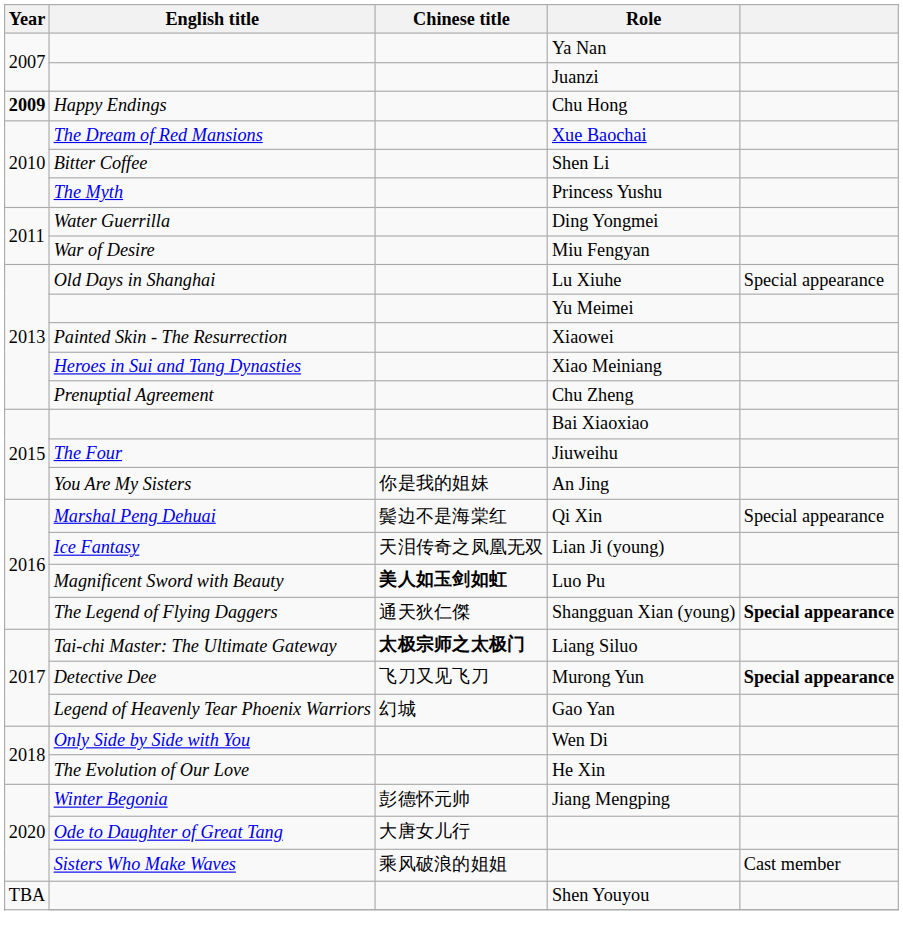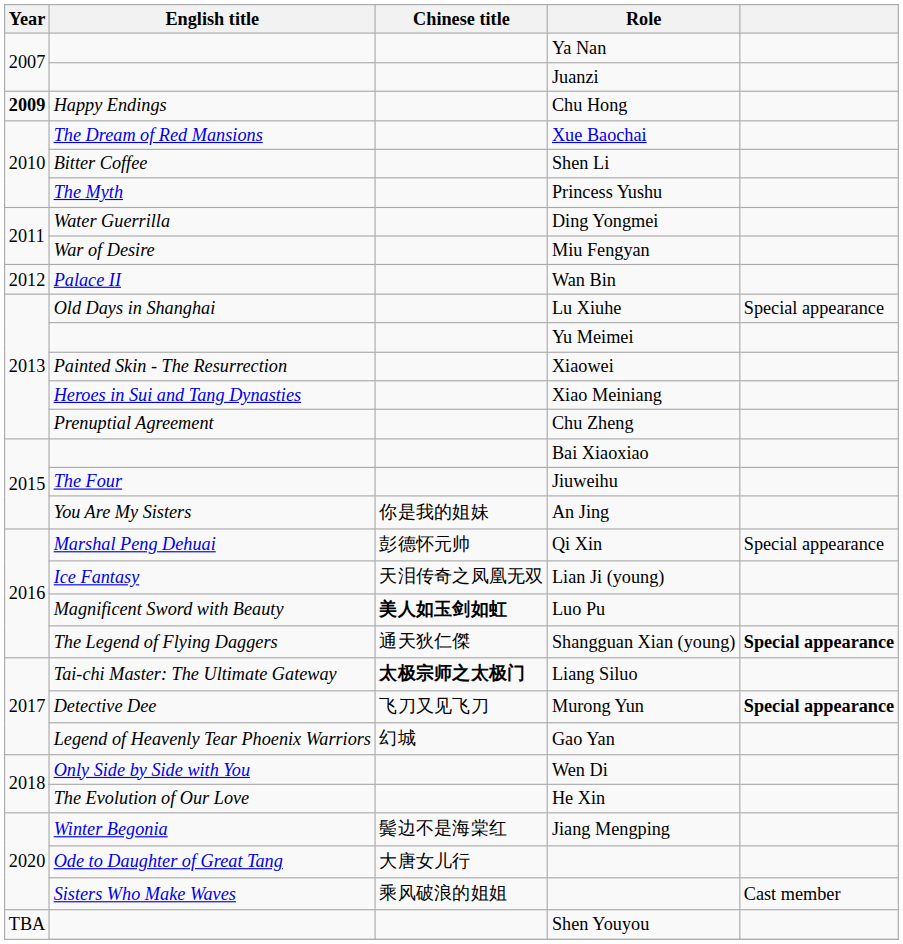+ row: (87, 279)
(443, 515) 鬓边不是海棠红 -> (425, 544) 彭德怀元帅
(425, 799) 彭德怀元帅 -> (443, 828) 鬓边不是海棠红
